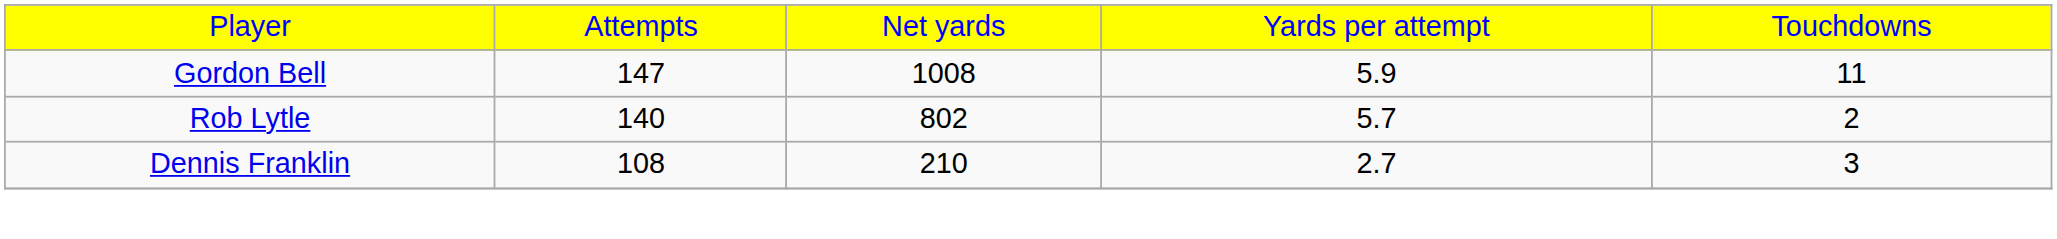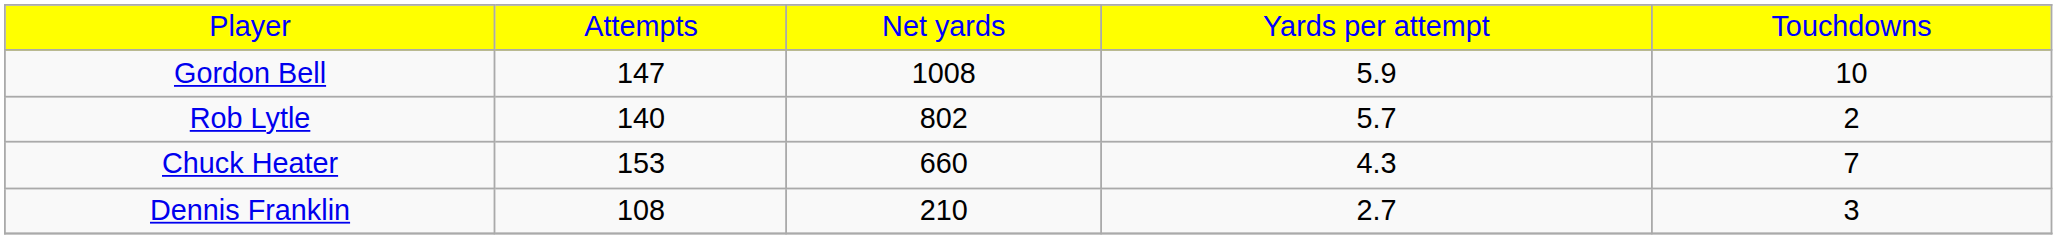(1852, 73) 11 -> (1852, 73) 10
+ row: (250, 164)
